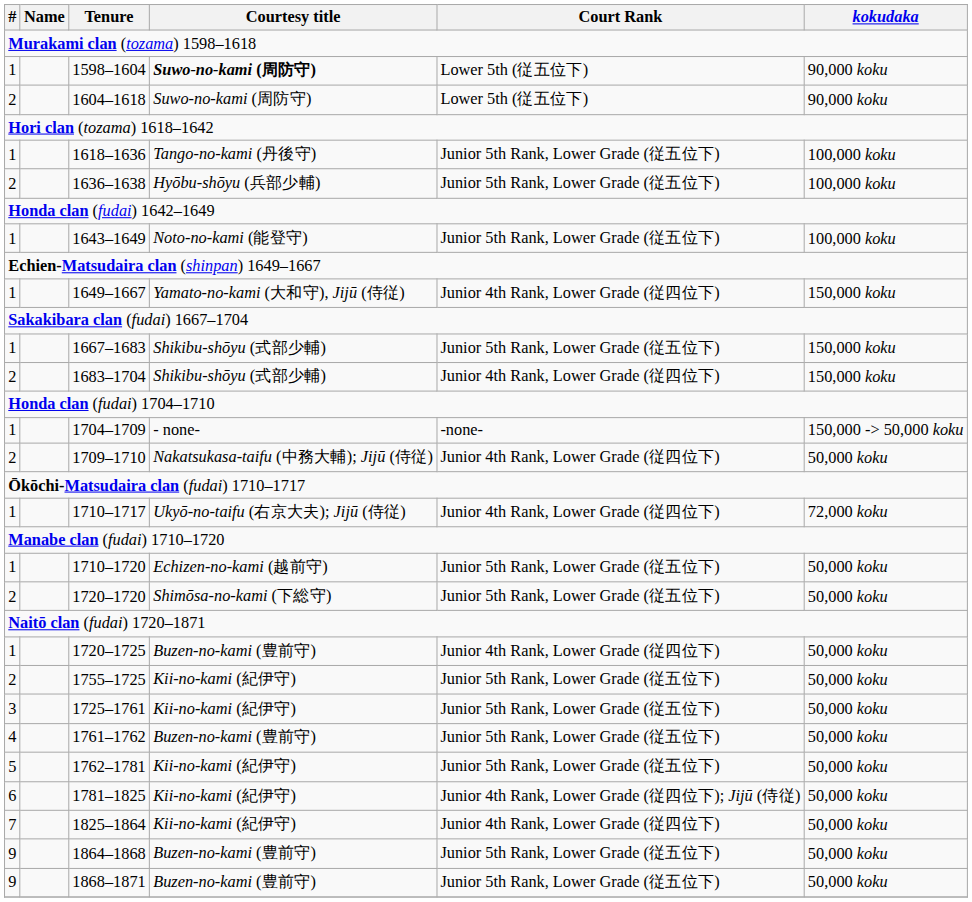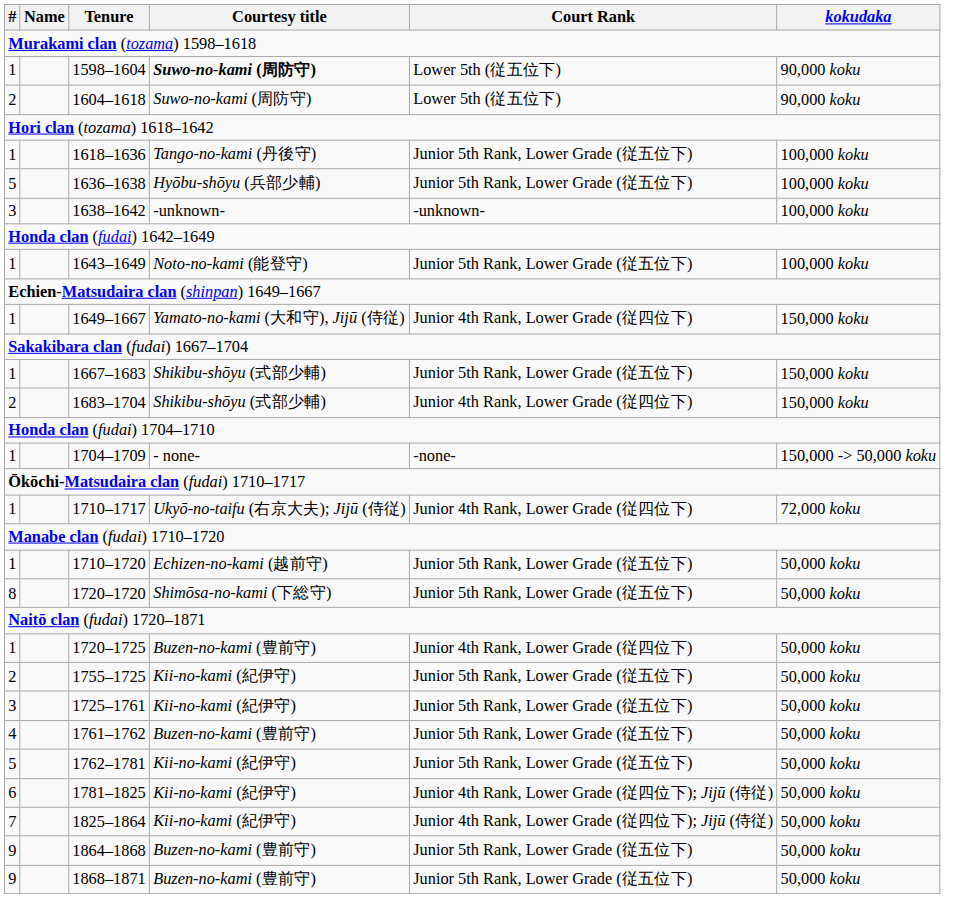(12, 183) 2 -> (12, 183) 5
+ row: (109, 210)
- row: (109, 457)
(12, 596) 2 -> (12, 593) 8
(580, 824) Junior 4th Rank, Lower Grade (従四位下) -> (593, 821) Junior 4th Rank, Lower Grade (従四位下); Jijū (侍従)
